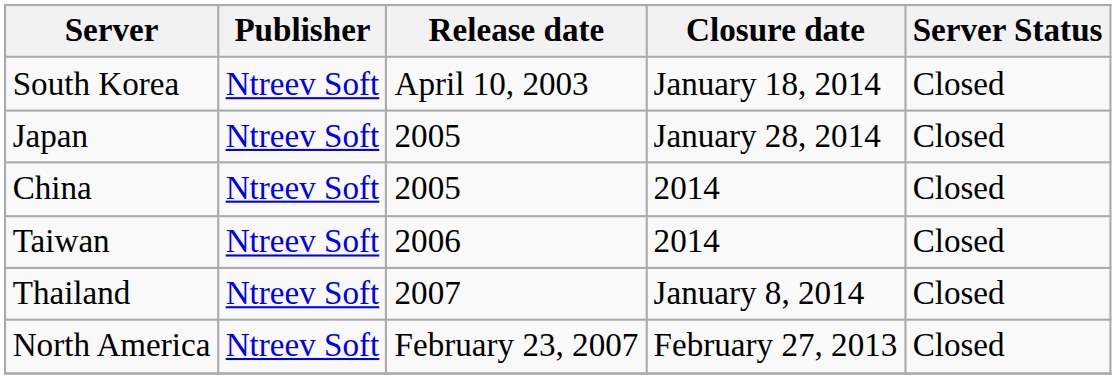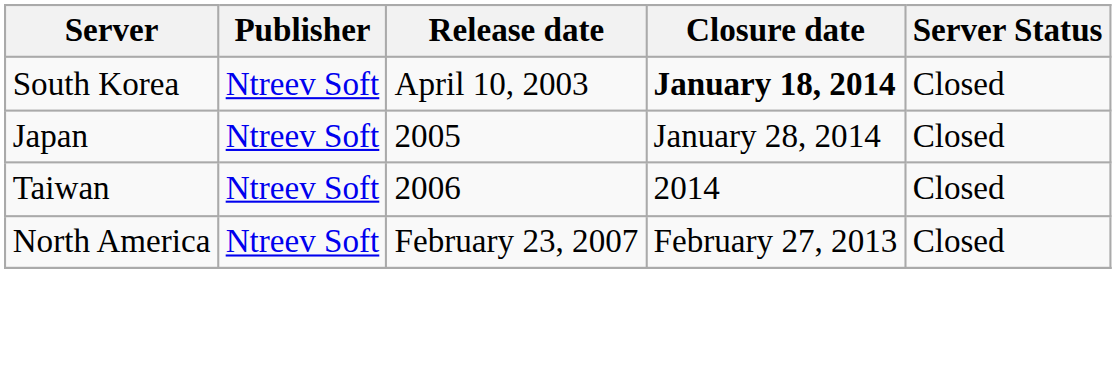(767, 83) normal -> (775, 83) bold
- row: (52, 188)
- row: (72, 293)
